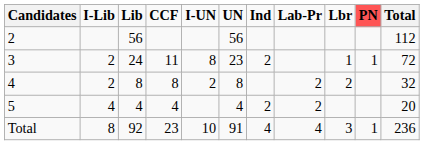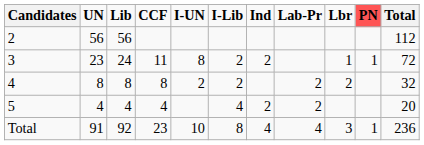columns swapped: (233, 15) <-> (99, 15)
